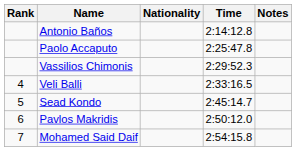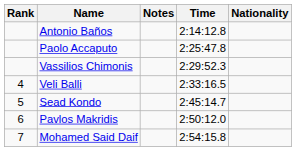columns swapped: (172, 13) <-> (273, 13)
